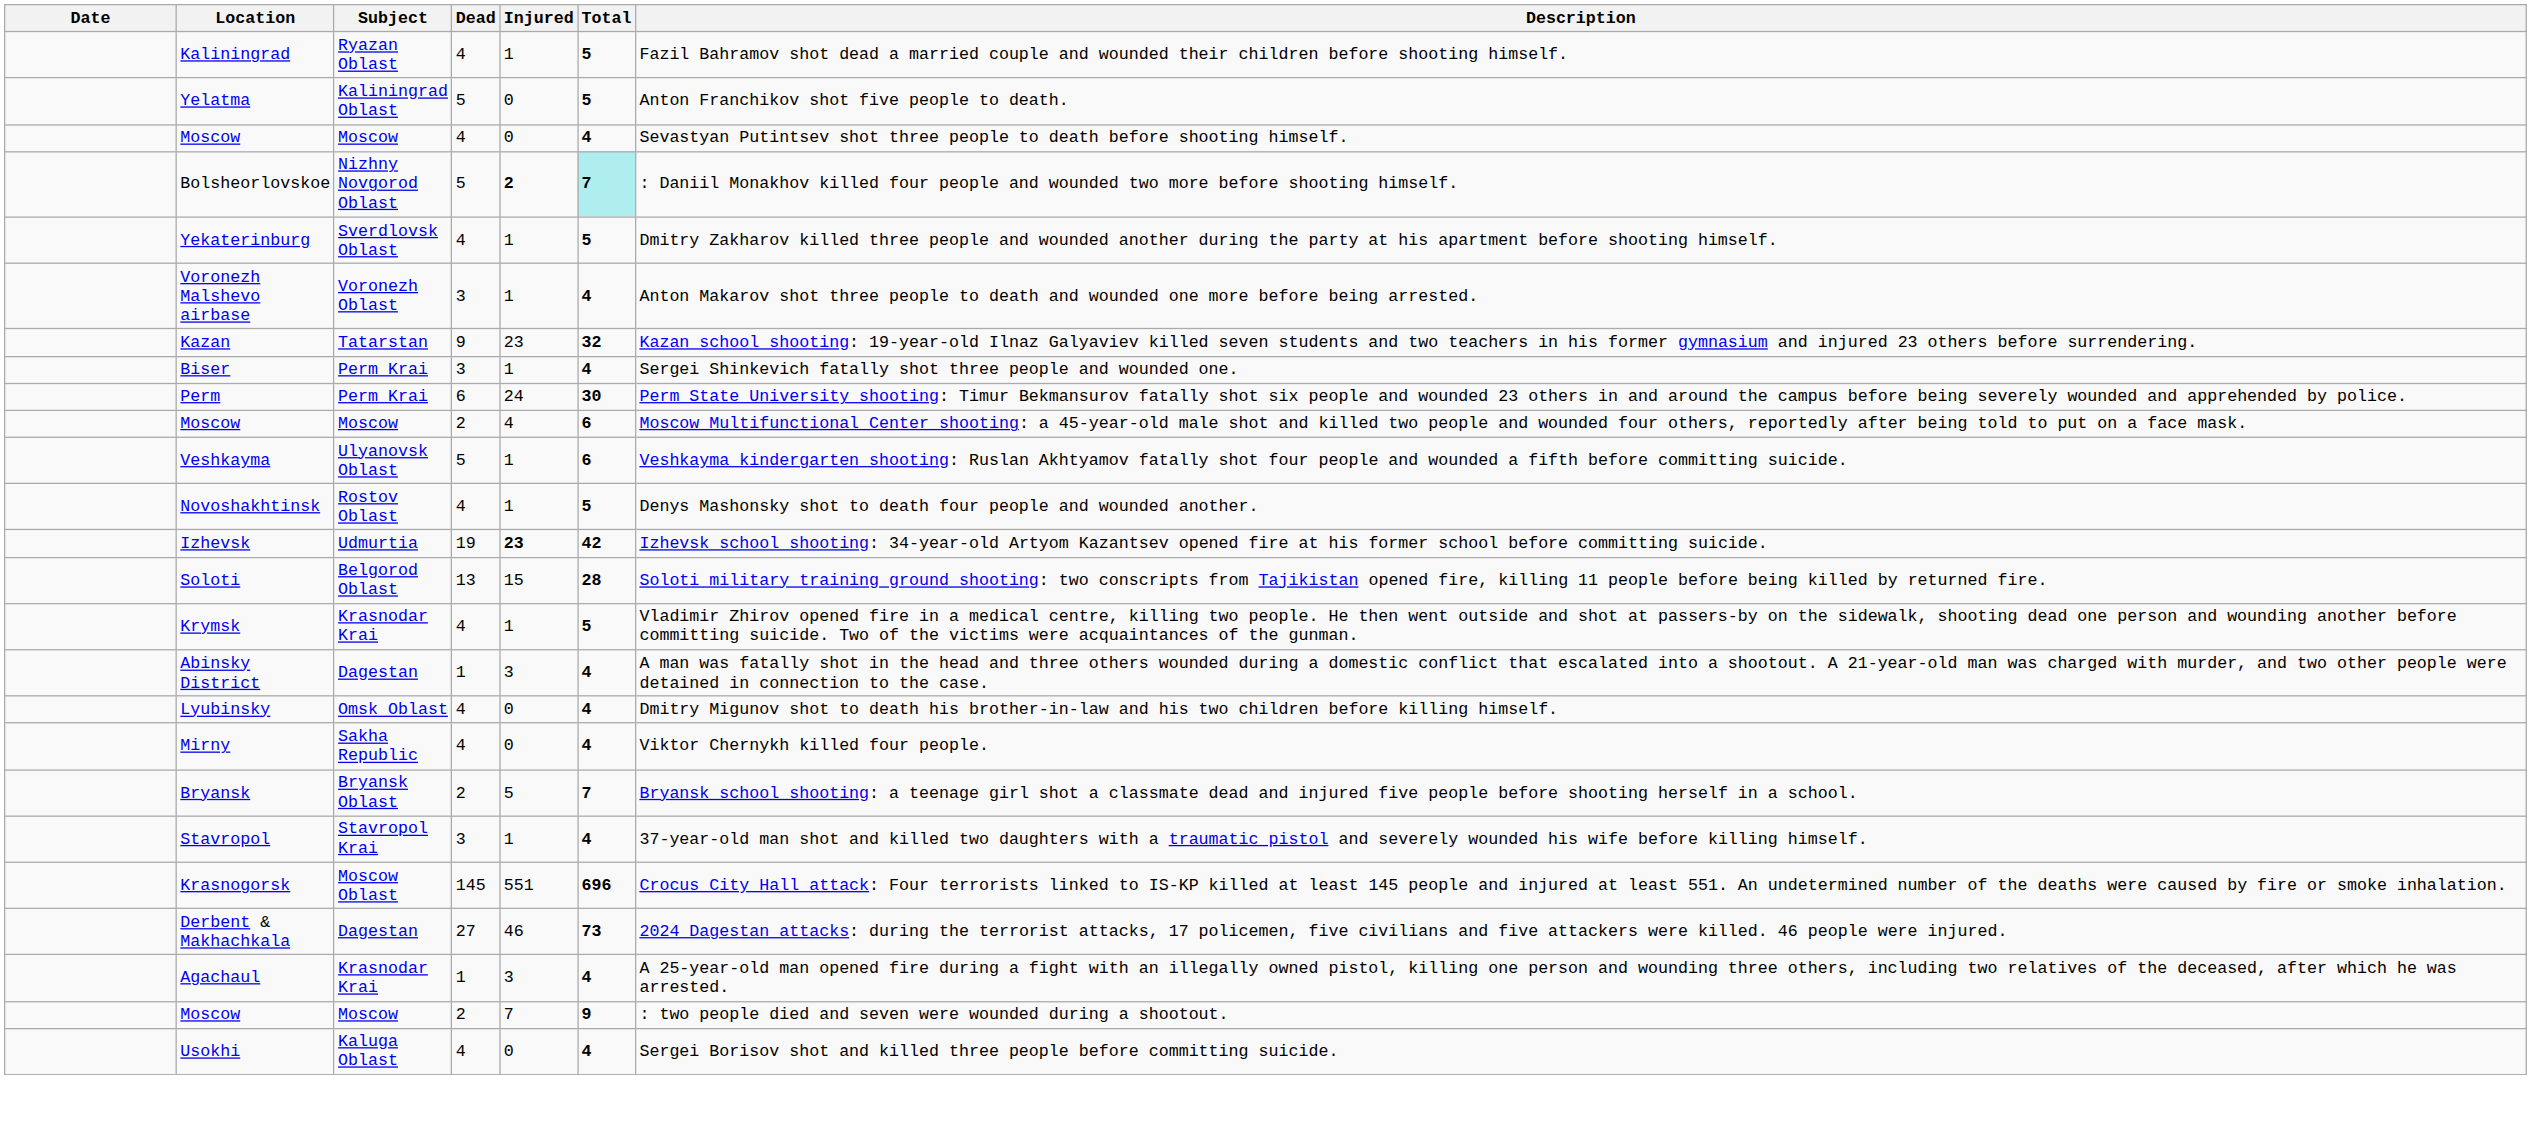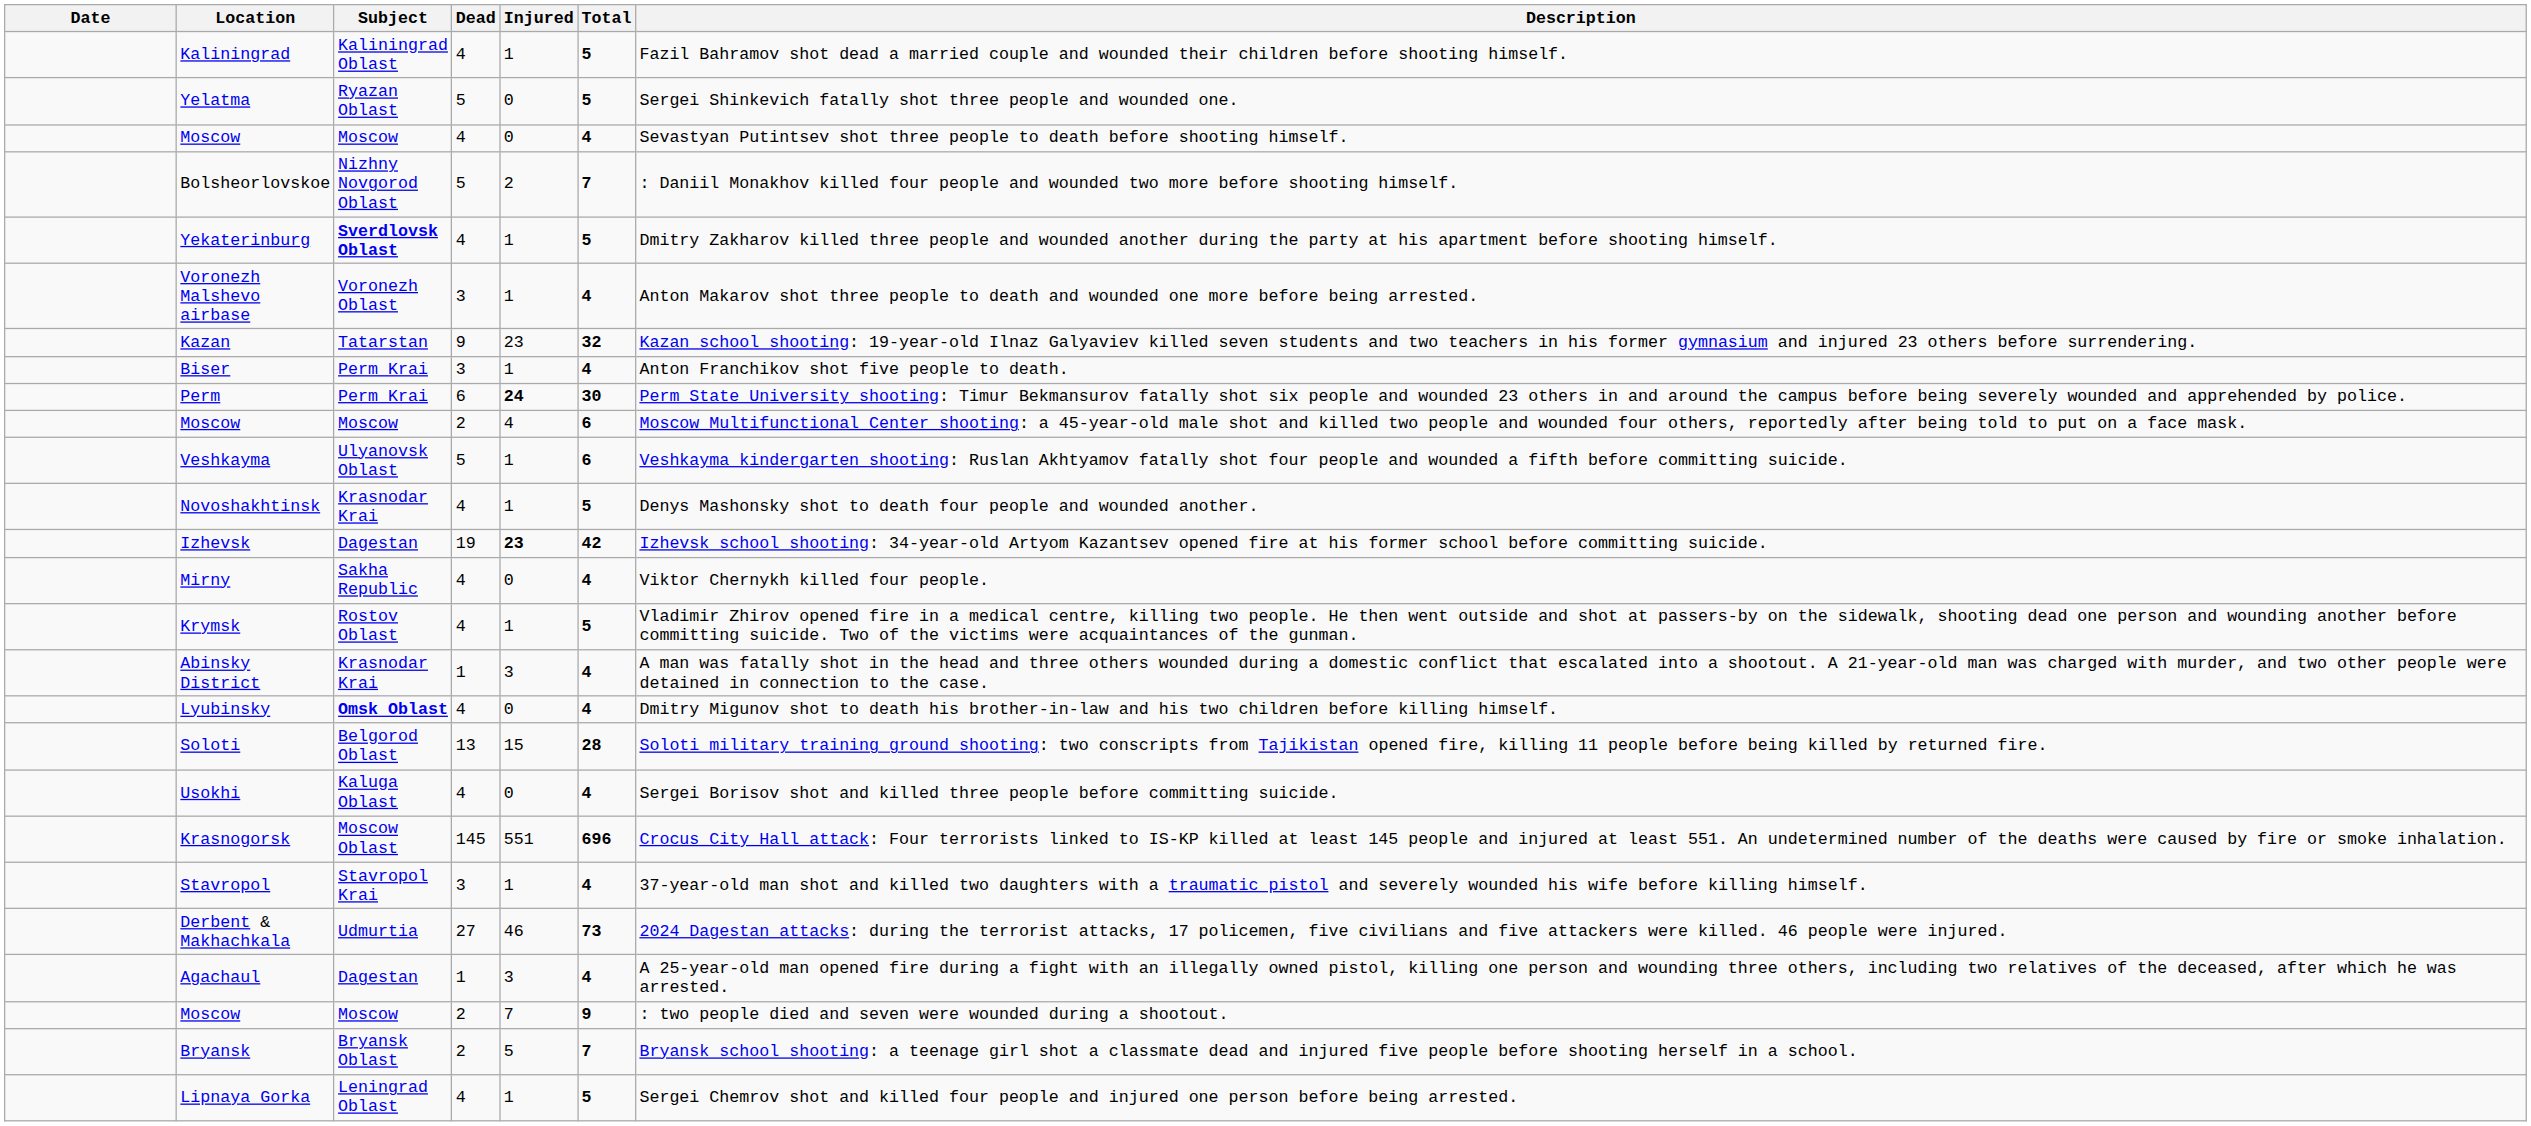(368, 55) Ryazan Oblast -> (393, 55) Kaliningrad Oblast
(393, 101) Kaliningrad Oblast -> (368, 101) Ryazan Oblast
(854, 101) Anton Franchikov shot five people to death. -> (939, 101) Sergei Shinkevich fatally shot three people and wounded one.
(509, 184) bold -> (509, 184) normal
(587, 184) paleturquoise background -> (587, 184) no background
(388, 240) normal -> (388, 240) bold
(939, 370) Sergei Shinkevich fatally shot three people and wounded one. -> (854, 370) Anton Franchikov shot five people to death.
(514, 397) normal -> (514, 397) bold
(368, 507) Rostov Oblast -> (383, 507) Krasnodar Krai
(378, 544) Udmurtia -> (378, 544) Dagestan
rows swapped: (210, 580) <-> (205, 746)
(383, 627) Krasnodar Krai -> (368, 627) Rostov Oblast
(378, 673) Dagestan -> (383, 673) Krasnodar Krai
(393, 710) normal -> (393, 710) bold
rows swapped: (215, 793) <-> (210, 1051)
rows swapped: (235, 885) <-> (225, 839)
(378, 932) Dagestan -> (378, 932) Udmurtia
(383, 978) Krasnodar Krai -> (378, 978) Dagestan
+ row: (245, 1098)
